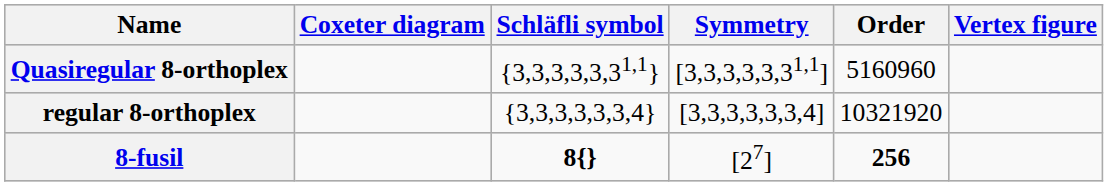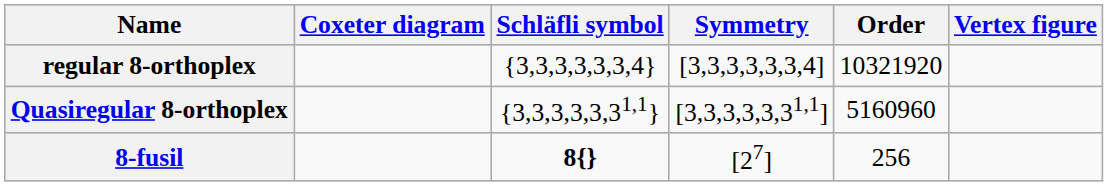rows swapped: (149, 112) <-> (149, 68)
(891, 156) bold -> (891, 156) normal
